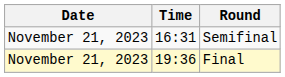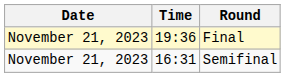rows swapped: (240, 38) <-> (224, 61)
